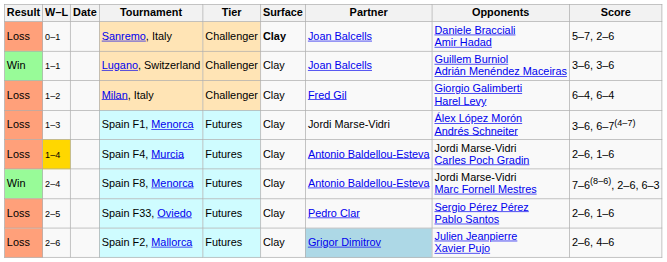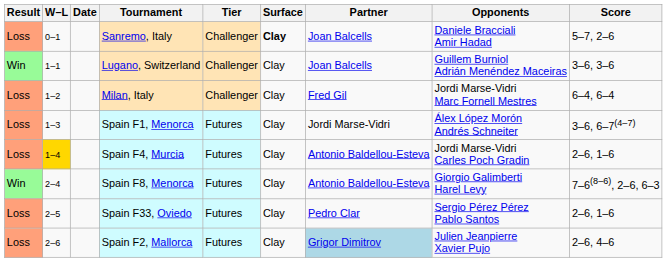(478, 95) Giorgio Galimberti Harel Levy -> (486, 95) Jordi Marse-Vidri Marc Fornell Mestres
(486, 183) Jordi Marse-Vidri Marc Fornell Mestres -> (478, 183) Giorgio Galimberti Harel Levy
